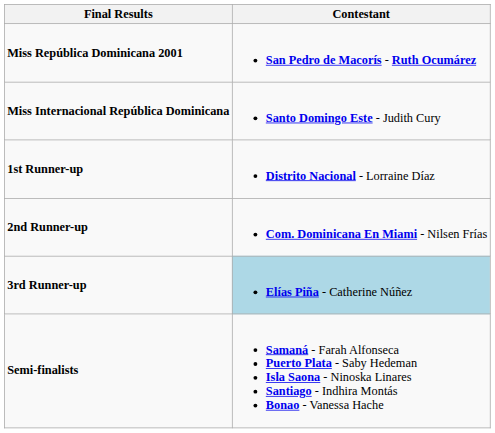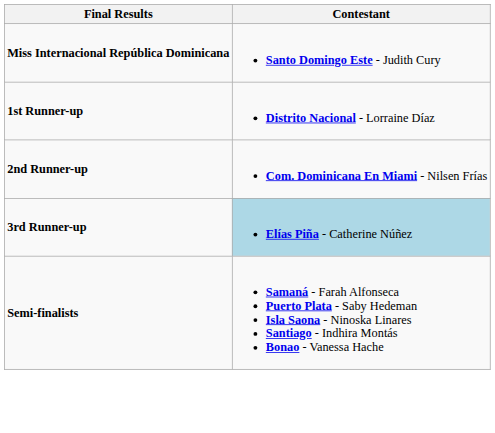- row: (95, 53)
